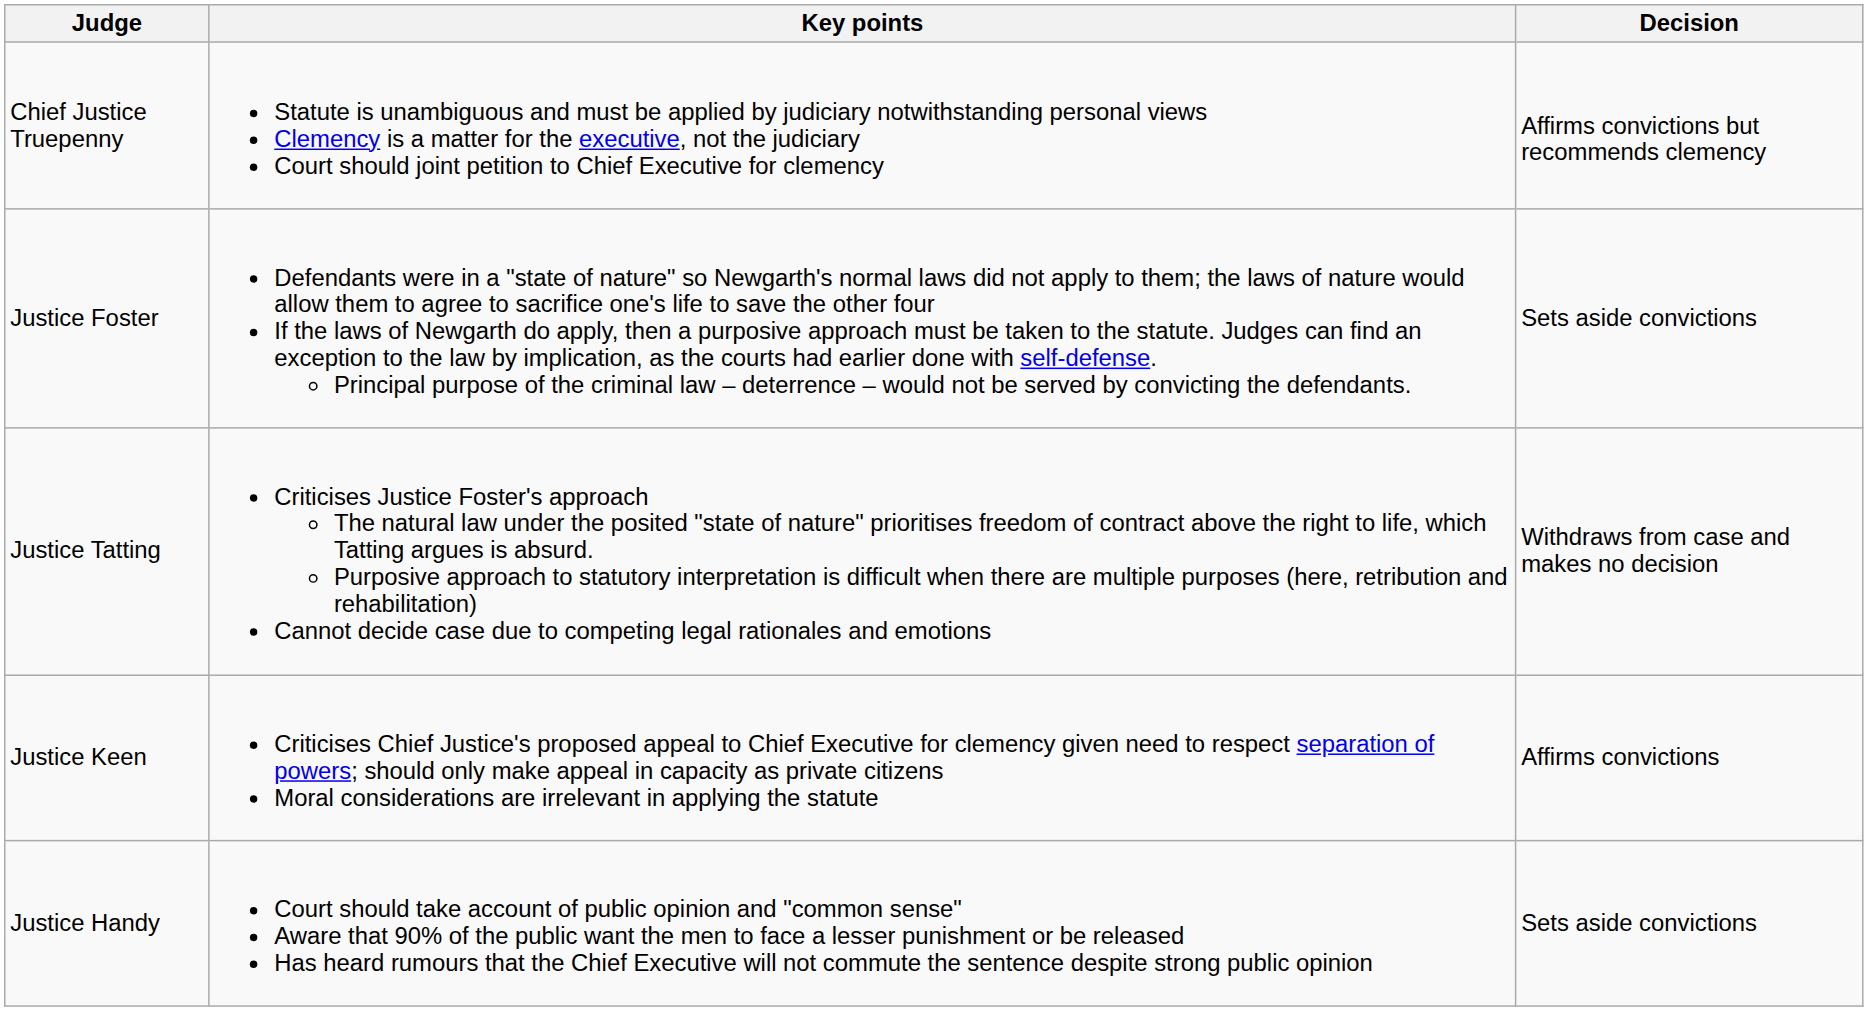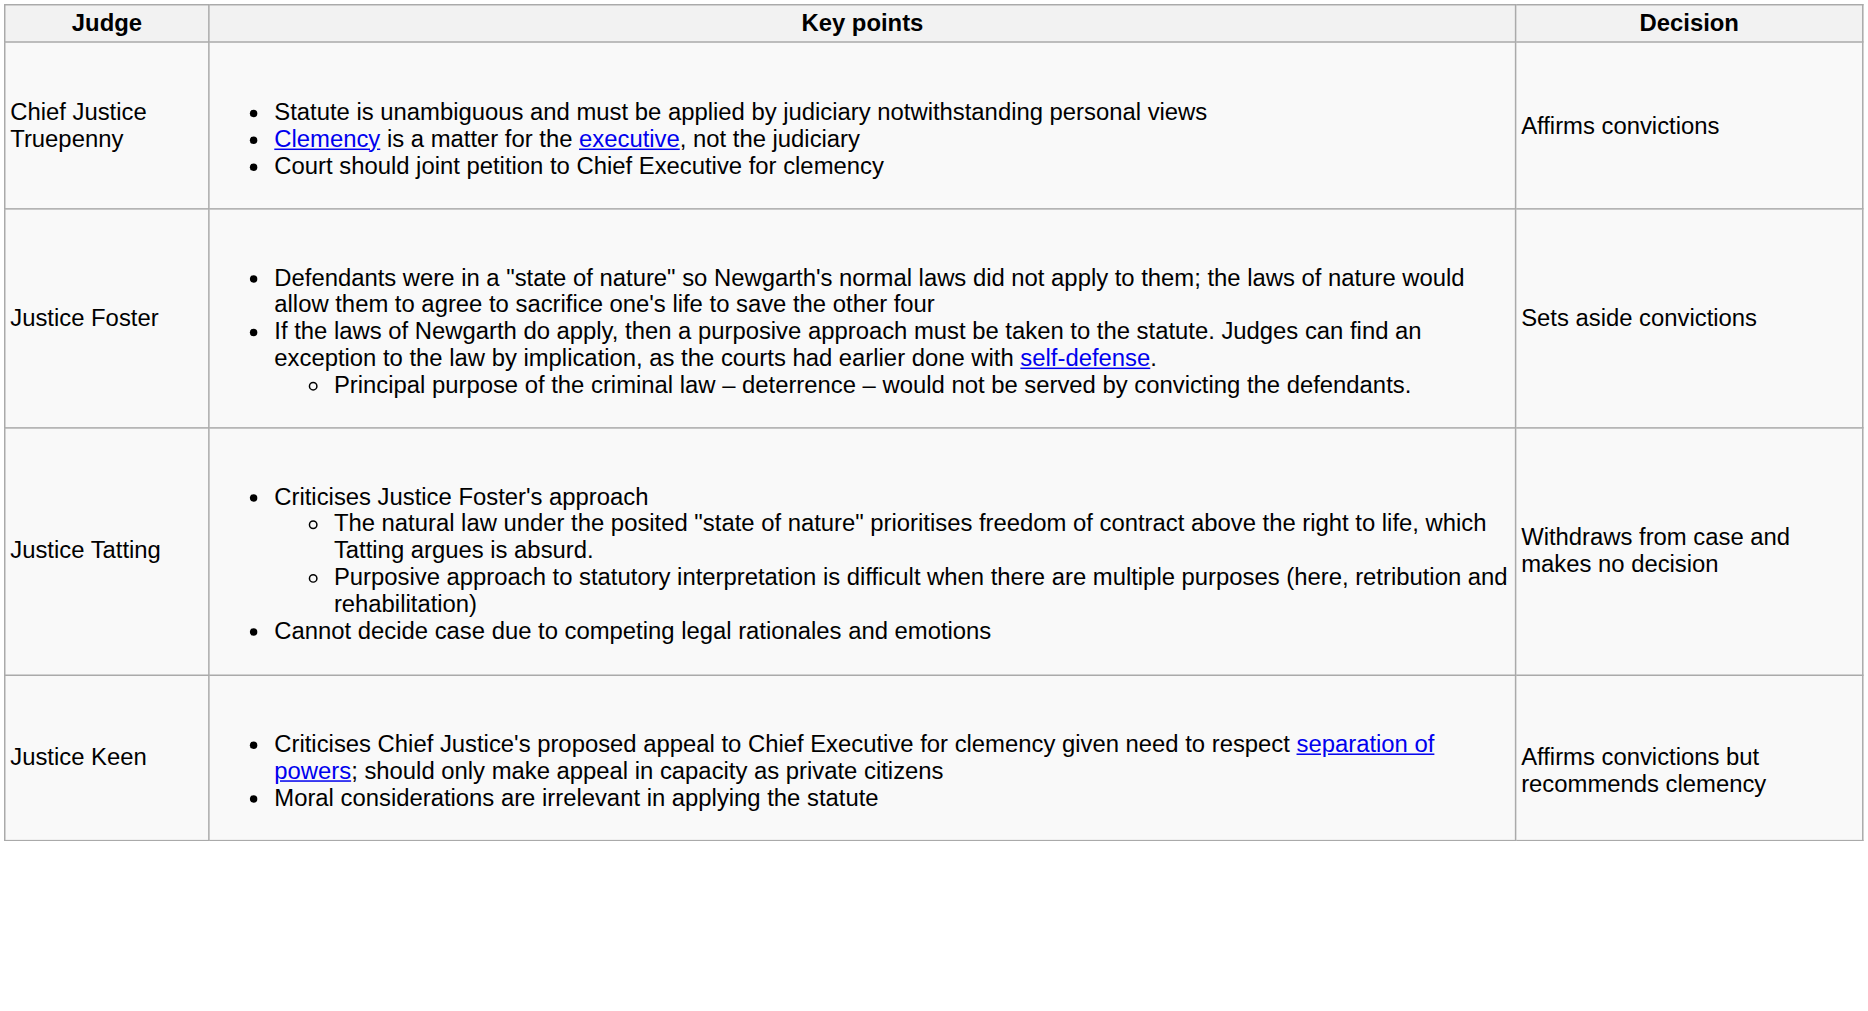(1644, 138) Affirms convictions but recommends clemency -> (1620, 125) Affirms convictions
(1620, 757) Affirms convictions -> (1644, 770) Affirms convictions but recommends clemency
- row: (85, 923)
